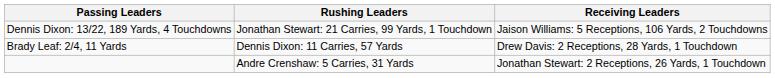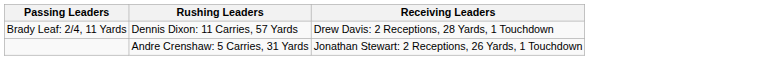- row: (119, 30)
